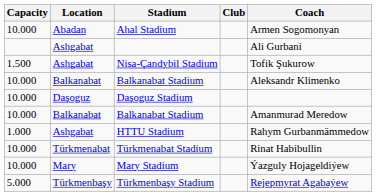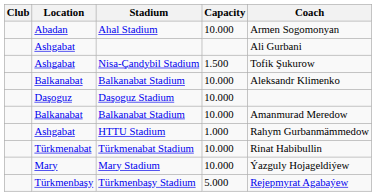columns swapped: (234, 13) <-> (27, 13)
